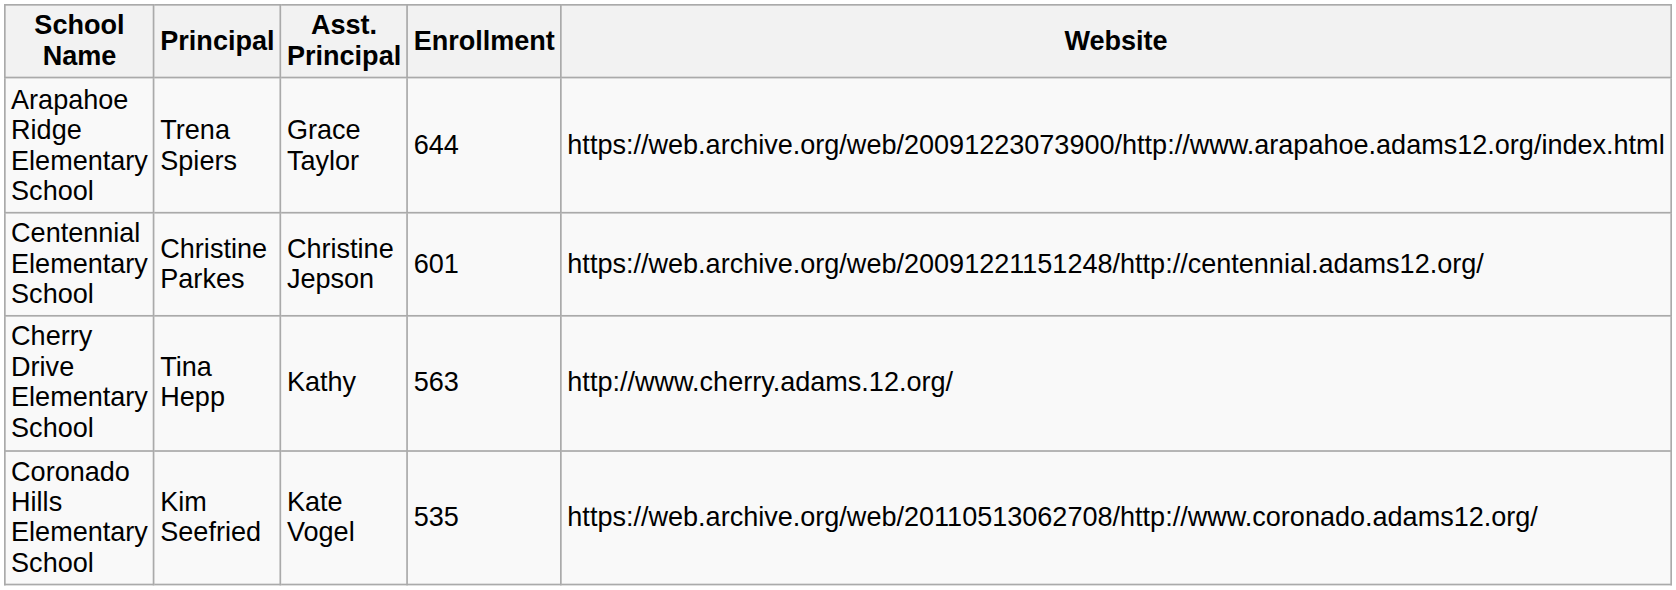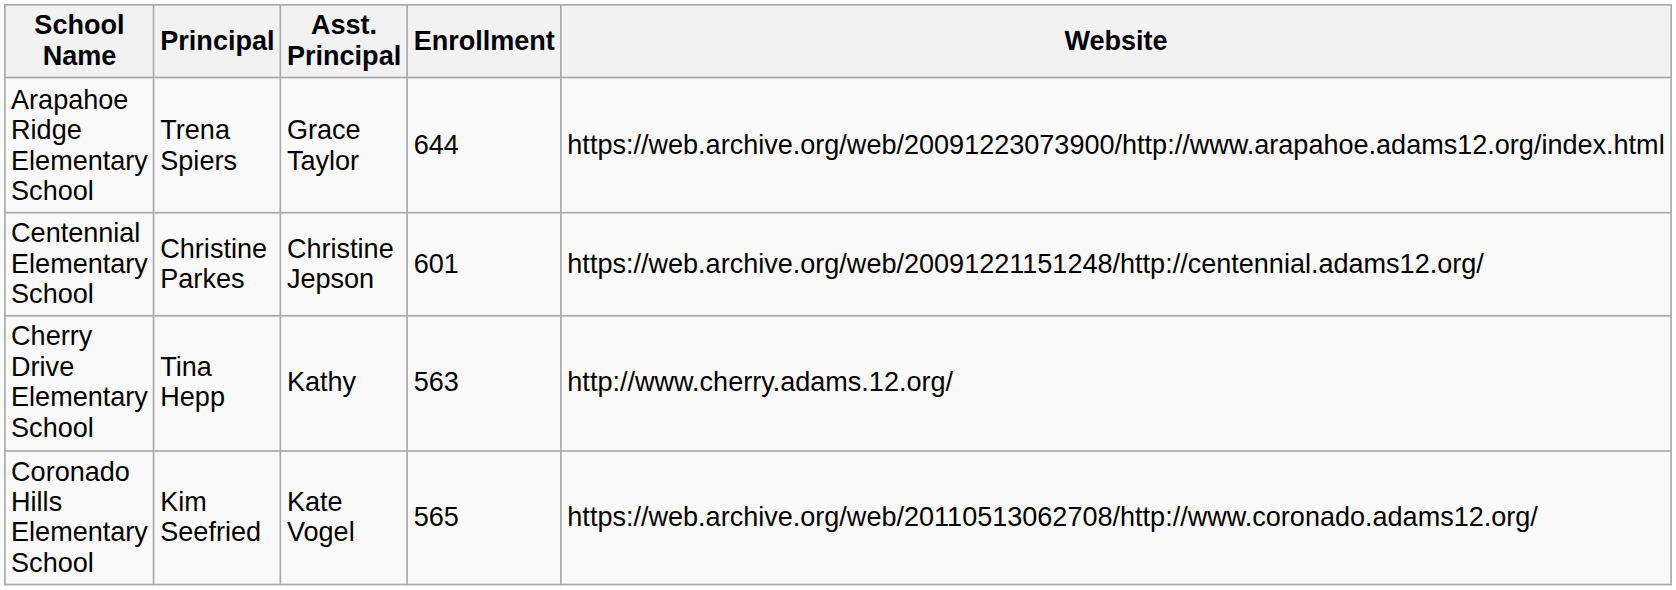(436, 516) 535 -> (436, 516) 565
